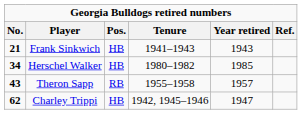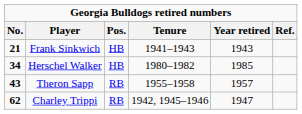(116, 100) HB -> (116, 100) RB
